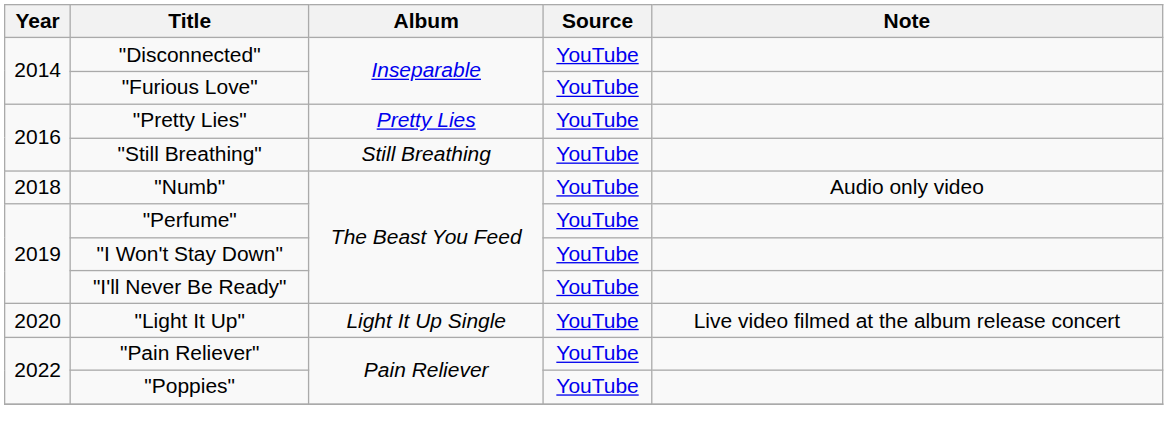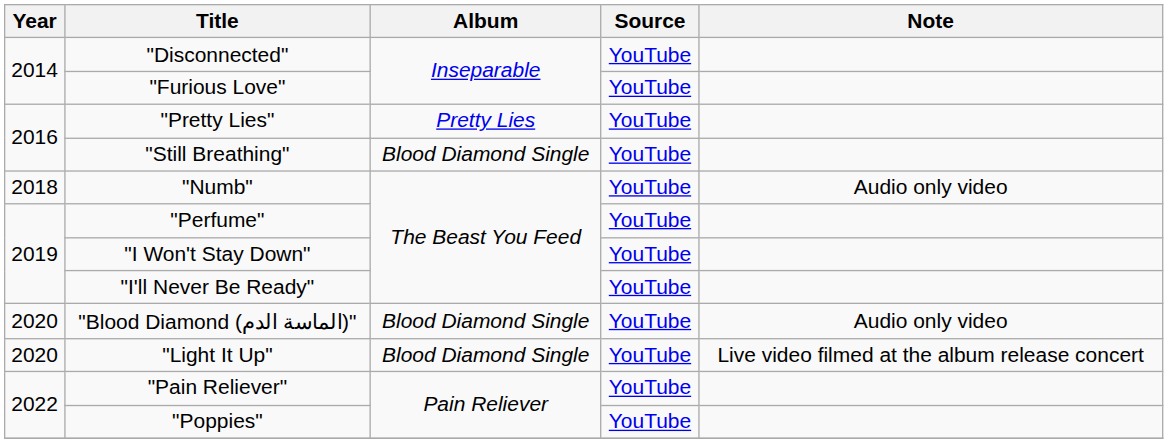(426, 154) Still Breathing -> (486, 154) Blood Diamond Single
+ row: (217, 321)
(426, 320) Light It Up Single -> (486, 354) Blood Diamond Single
